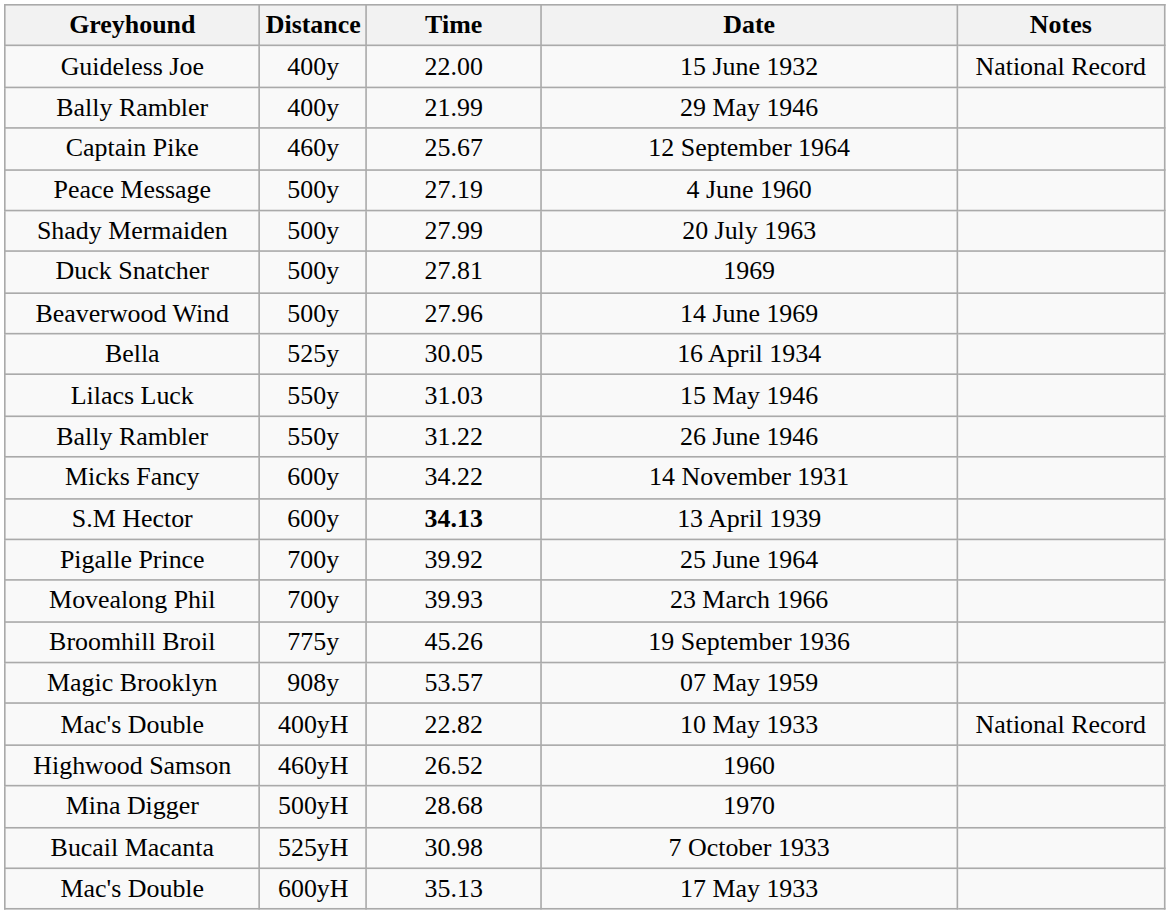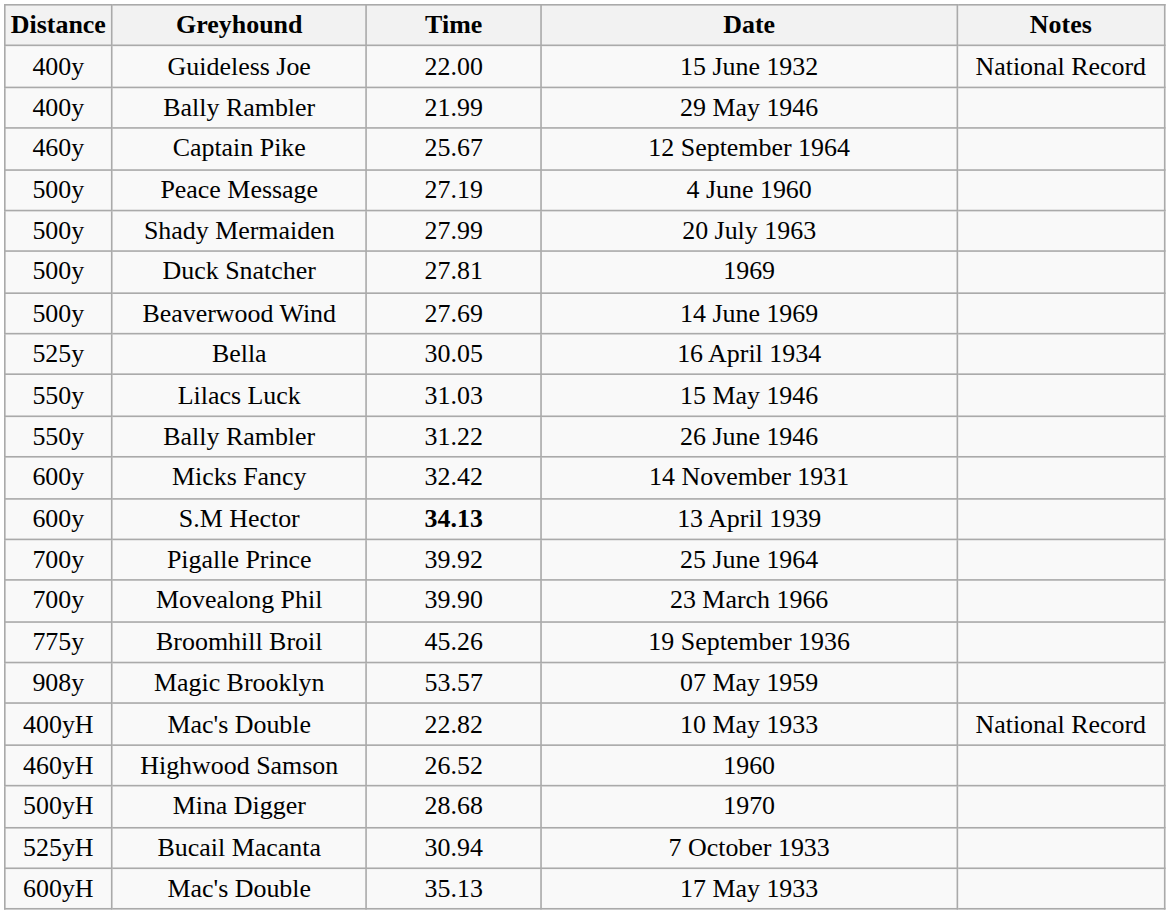columns swapped: (313, 25) <-> (132, 25)
(454, 312) 27.96 -> (454, 312) 27.69
(454, 477) 34.22 -> (454, 477) 32.42
(454, 600) 39.93 -> (454, 600) 39.90
(454, 847) 30.98 -> (454, 847) 30.94
